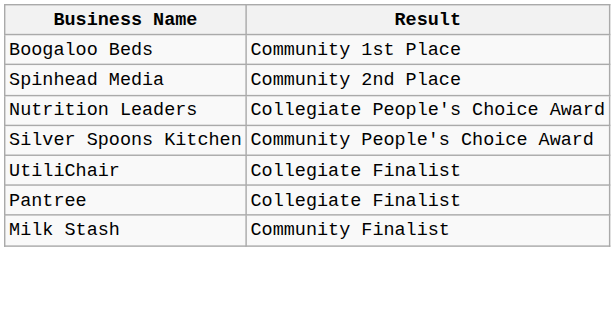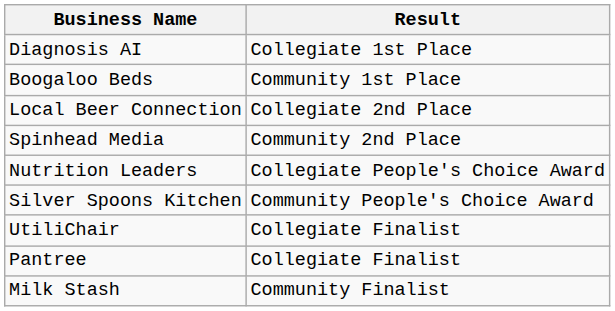+ row: (76, 50)
+ row: (125, 110)
